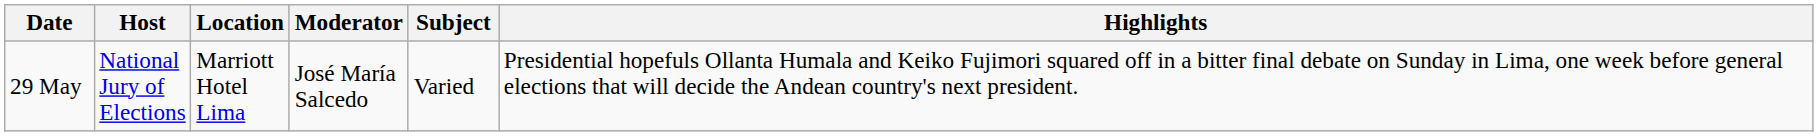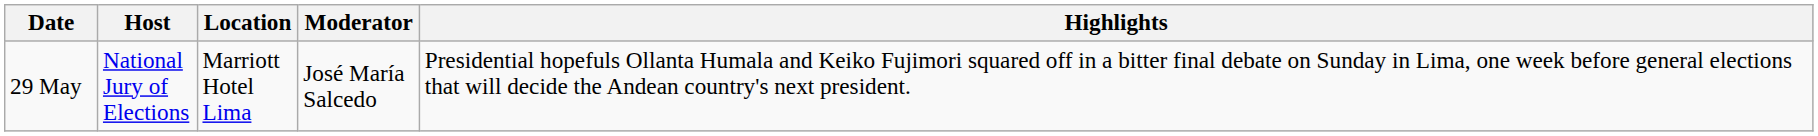- column: (453, 22)
